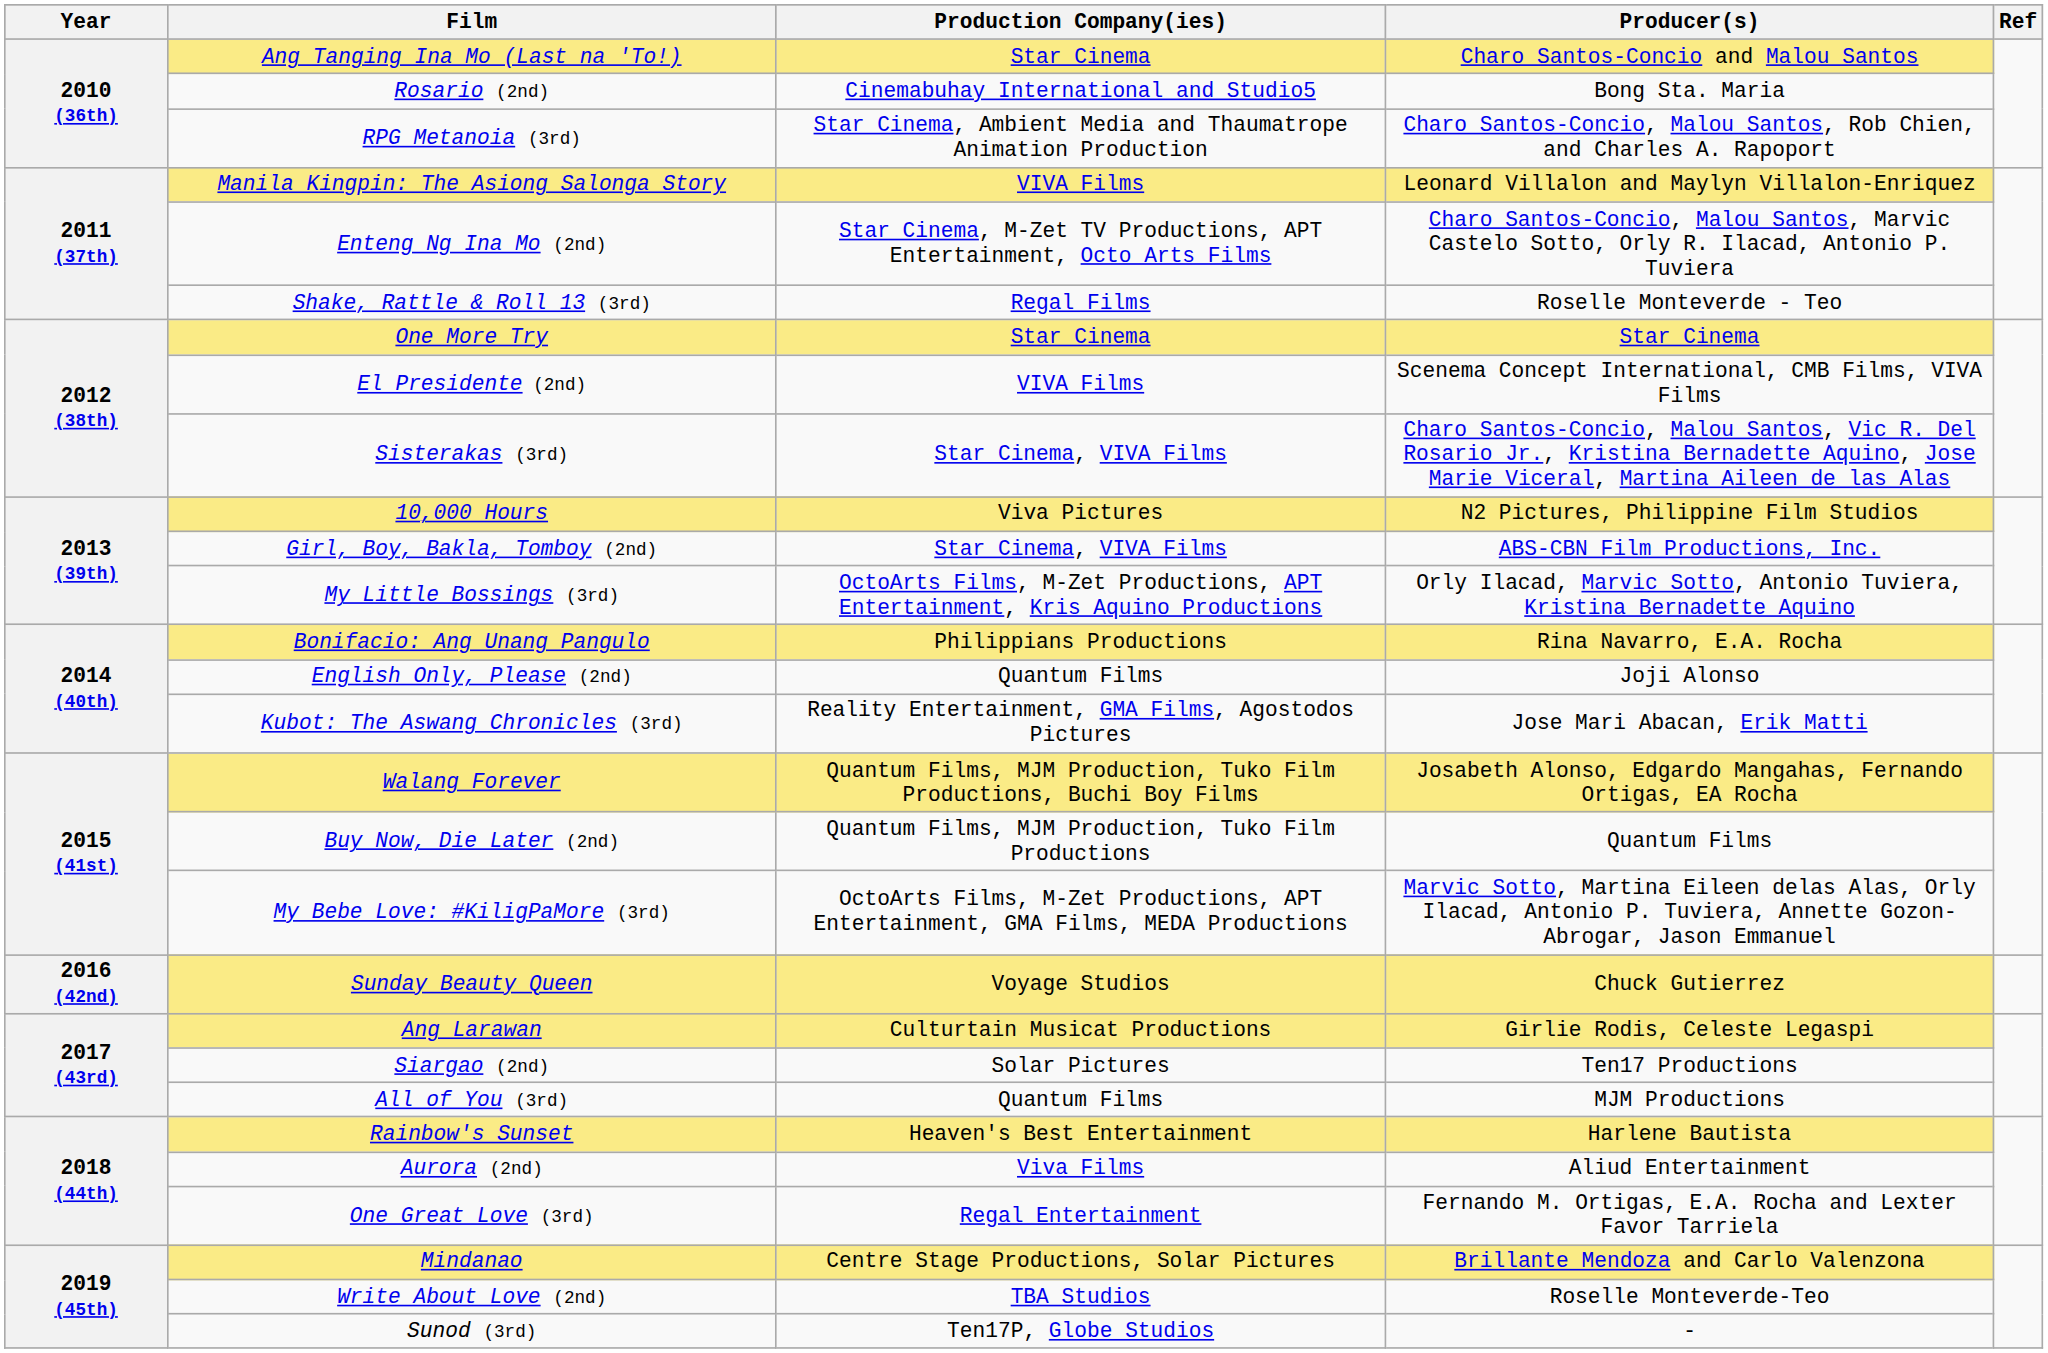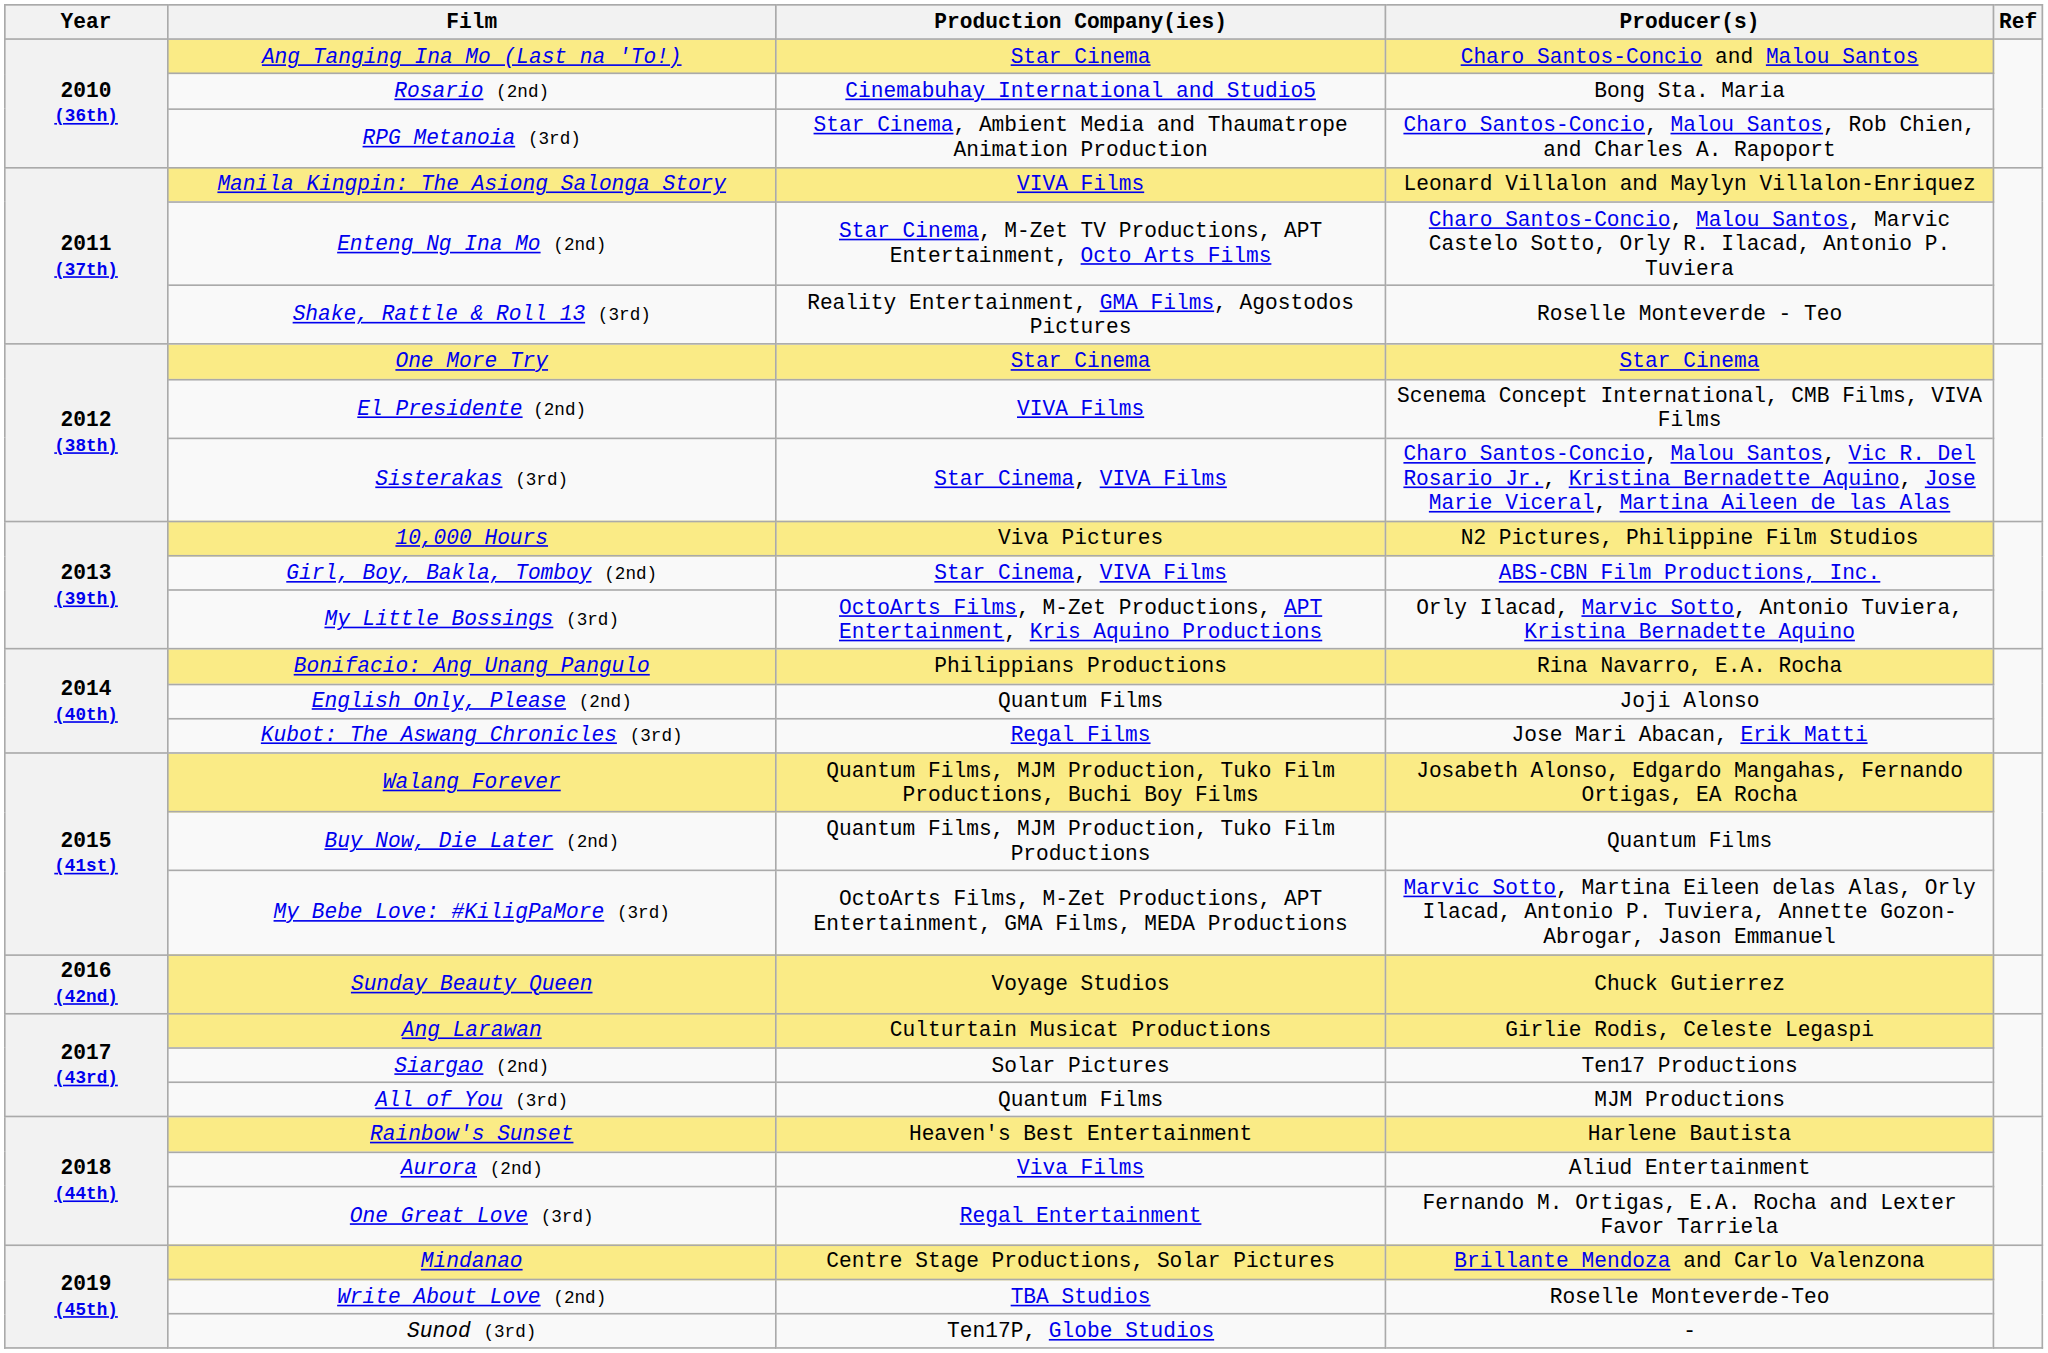(1081, 303) Regal Films -> (1081, 315) Reality Entertainment, GMA Films, Agostodos Pictures
(1081, 723) Reality Entertainment, GMA Films, Agostodos Pictures -> (1081, 736) Regal Films
